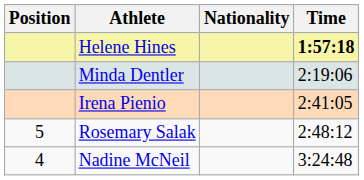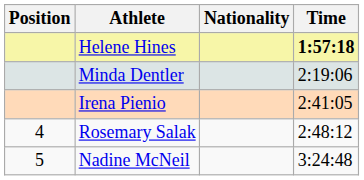(40, 132) 5 -> (40, 132) 4
(40, 160) 4 -> (40, 160) 5
